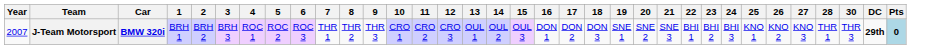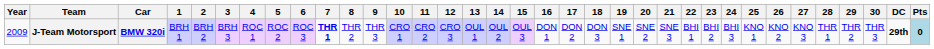+ column: (851, 11)
(17, 31) 2007 -> (17, 31) 2009
(328, 31) normal -> (328, 31) bold
